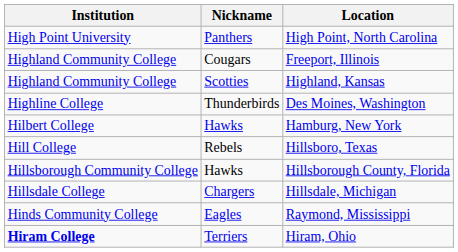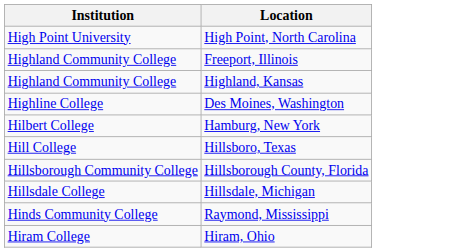- column: (242, 15)
(51, 236) bold -> (49, 236) normal
